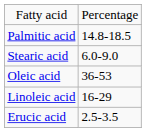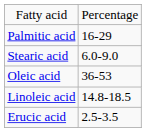(106, 35) 14.8-18.5 -> (97, 35) 16-29
(97, 96) 16-29 -> (106, 96) 14.8-18.5
